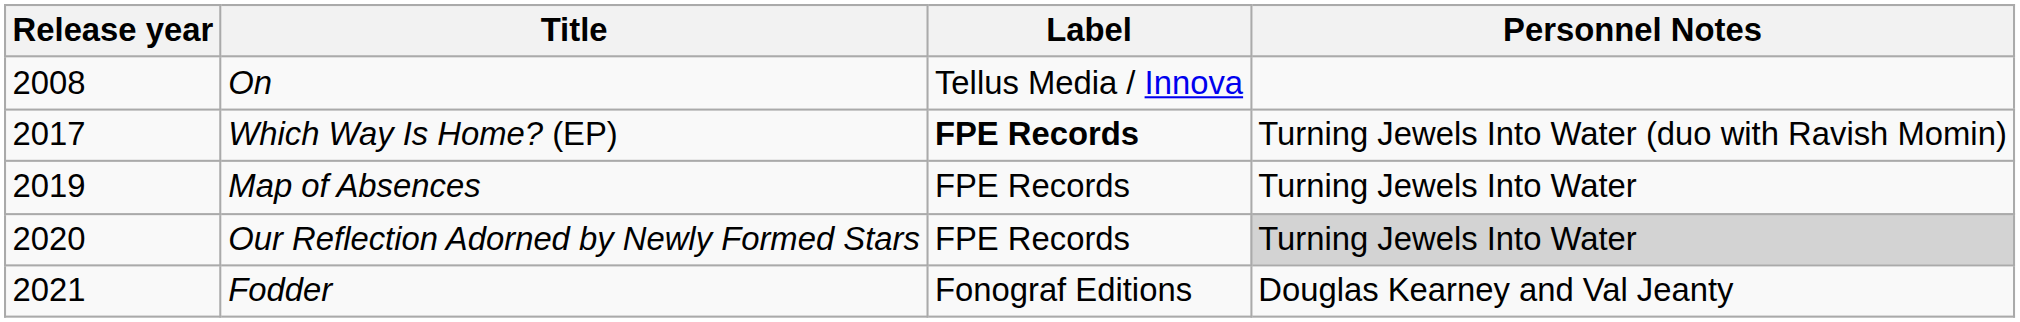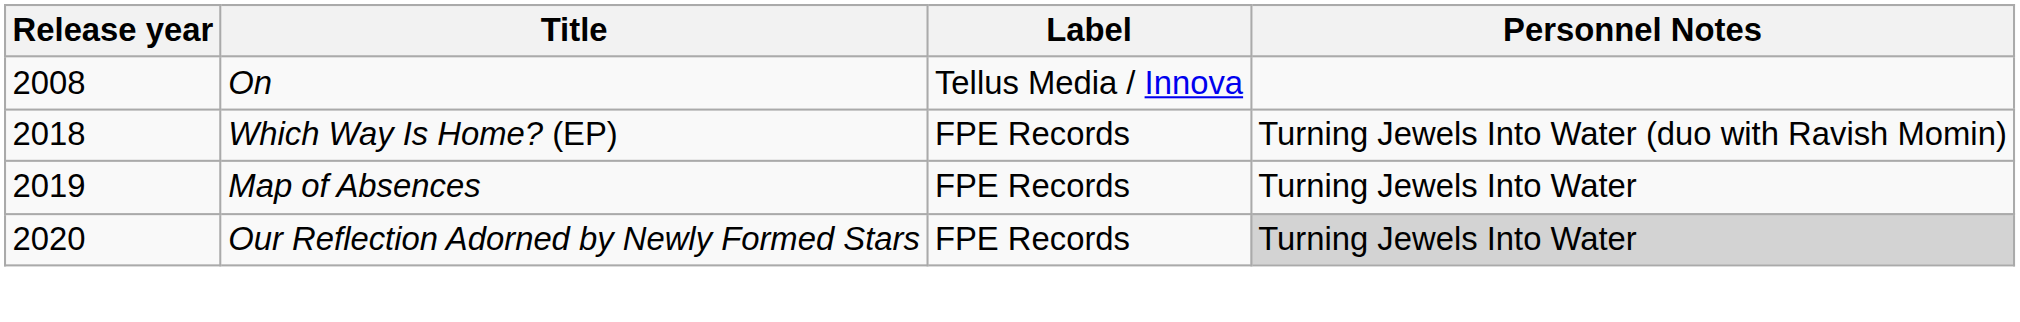(49, 134) 2017 -> (49, 134) 2018
(1037, 134) bold -> (1032, 134) normal
- row: (280, 290)
